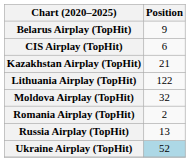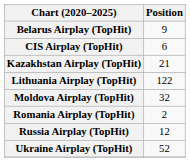(164, 132) 13 -> (164, 132) 12
(164, 149) lightblue background -> (164, 149) no background
